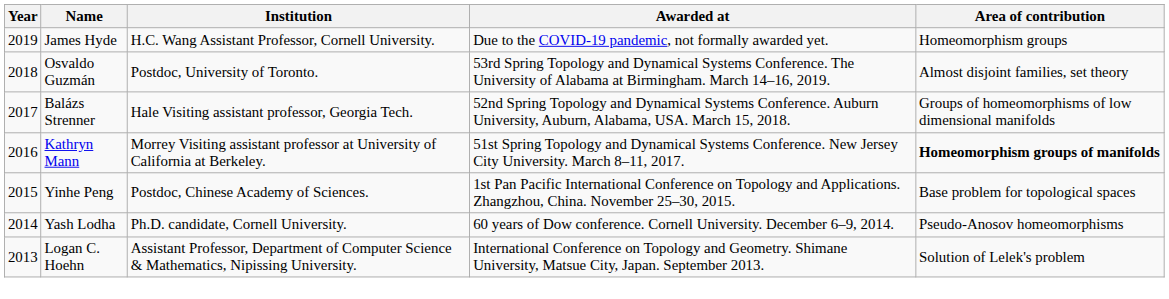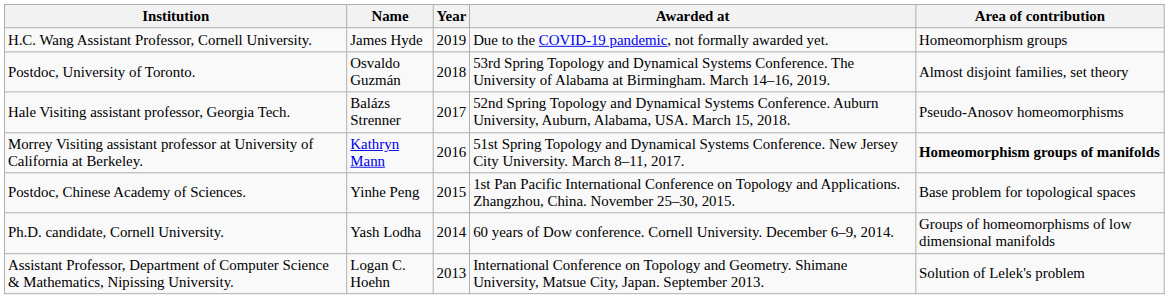columns swapped: (23, 16) <-> (298, 16)
(1025, 112) Groups of homeomorphisms of low dimensional manifolds -> (1021, 112) Pseudo-Anosov homeomorphisms
(1021, 224) Pseudo-Anosov homeomorphisms -> (1025, 233) Groups of homeomorphisms of low dimensional manifolds
